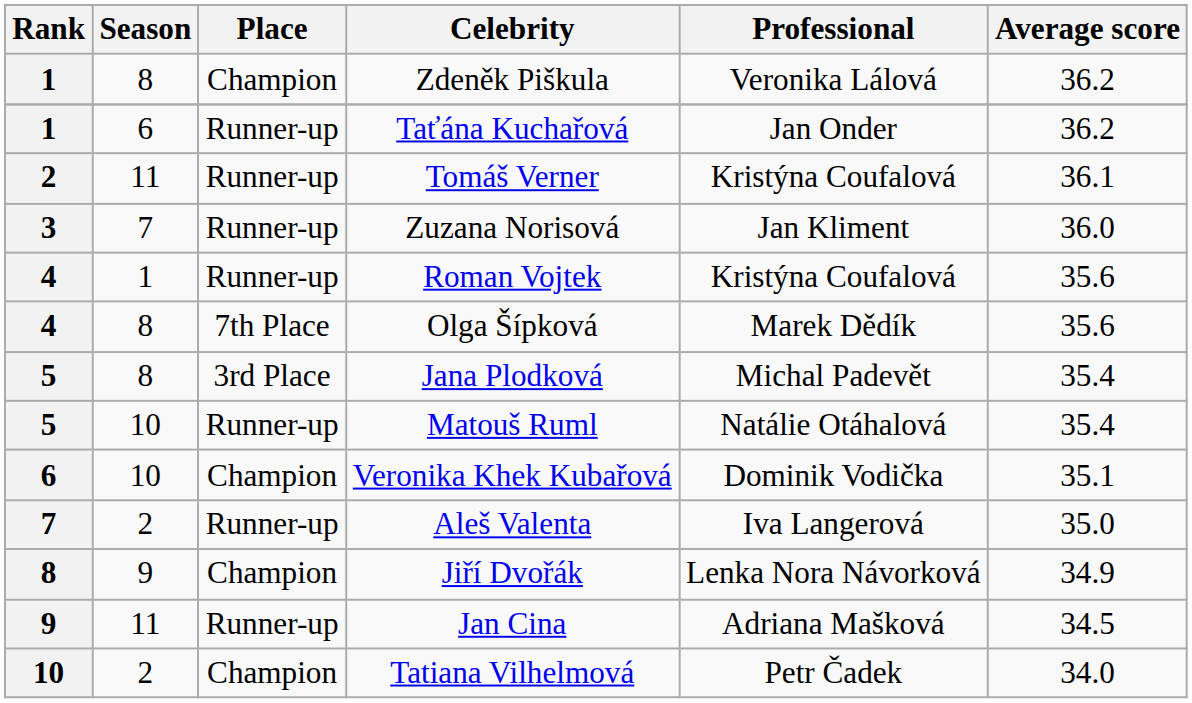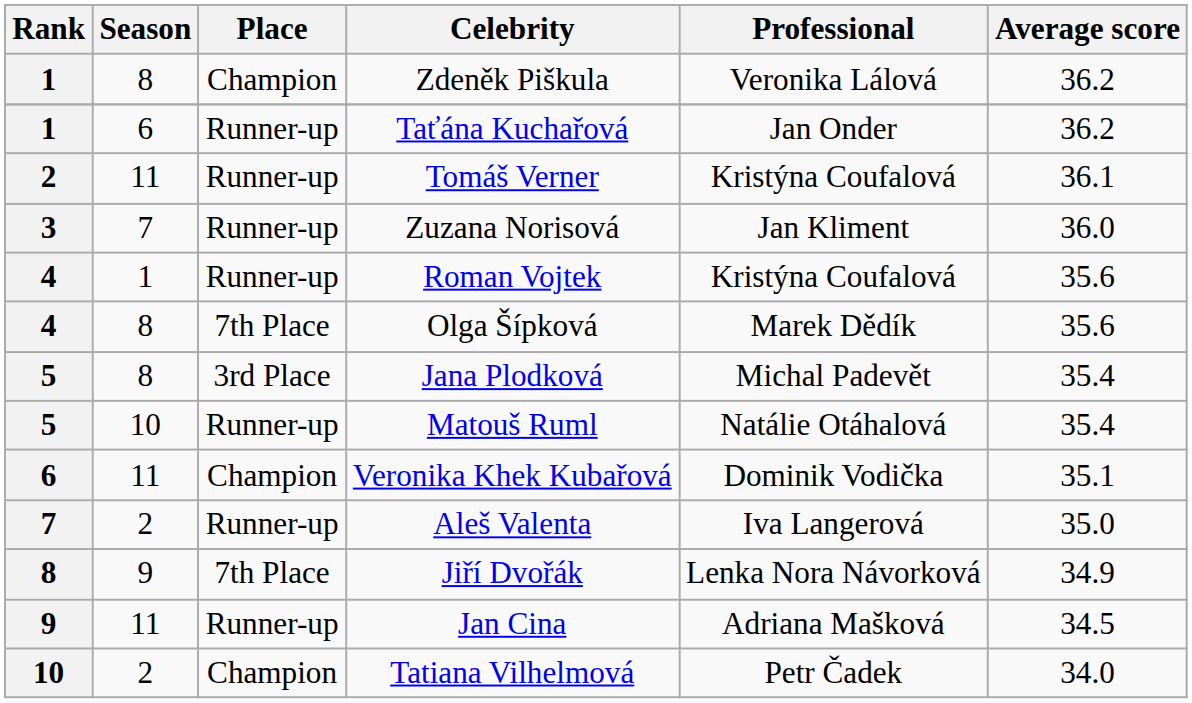(145, 474) 10 -> (145, 474) 11
(272, 573) Champion -> (272, 573) 7th Place
